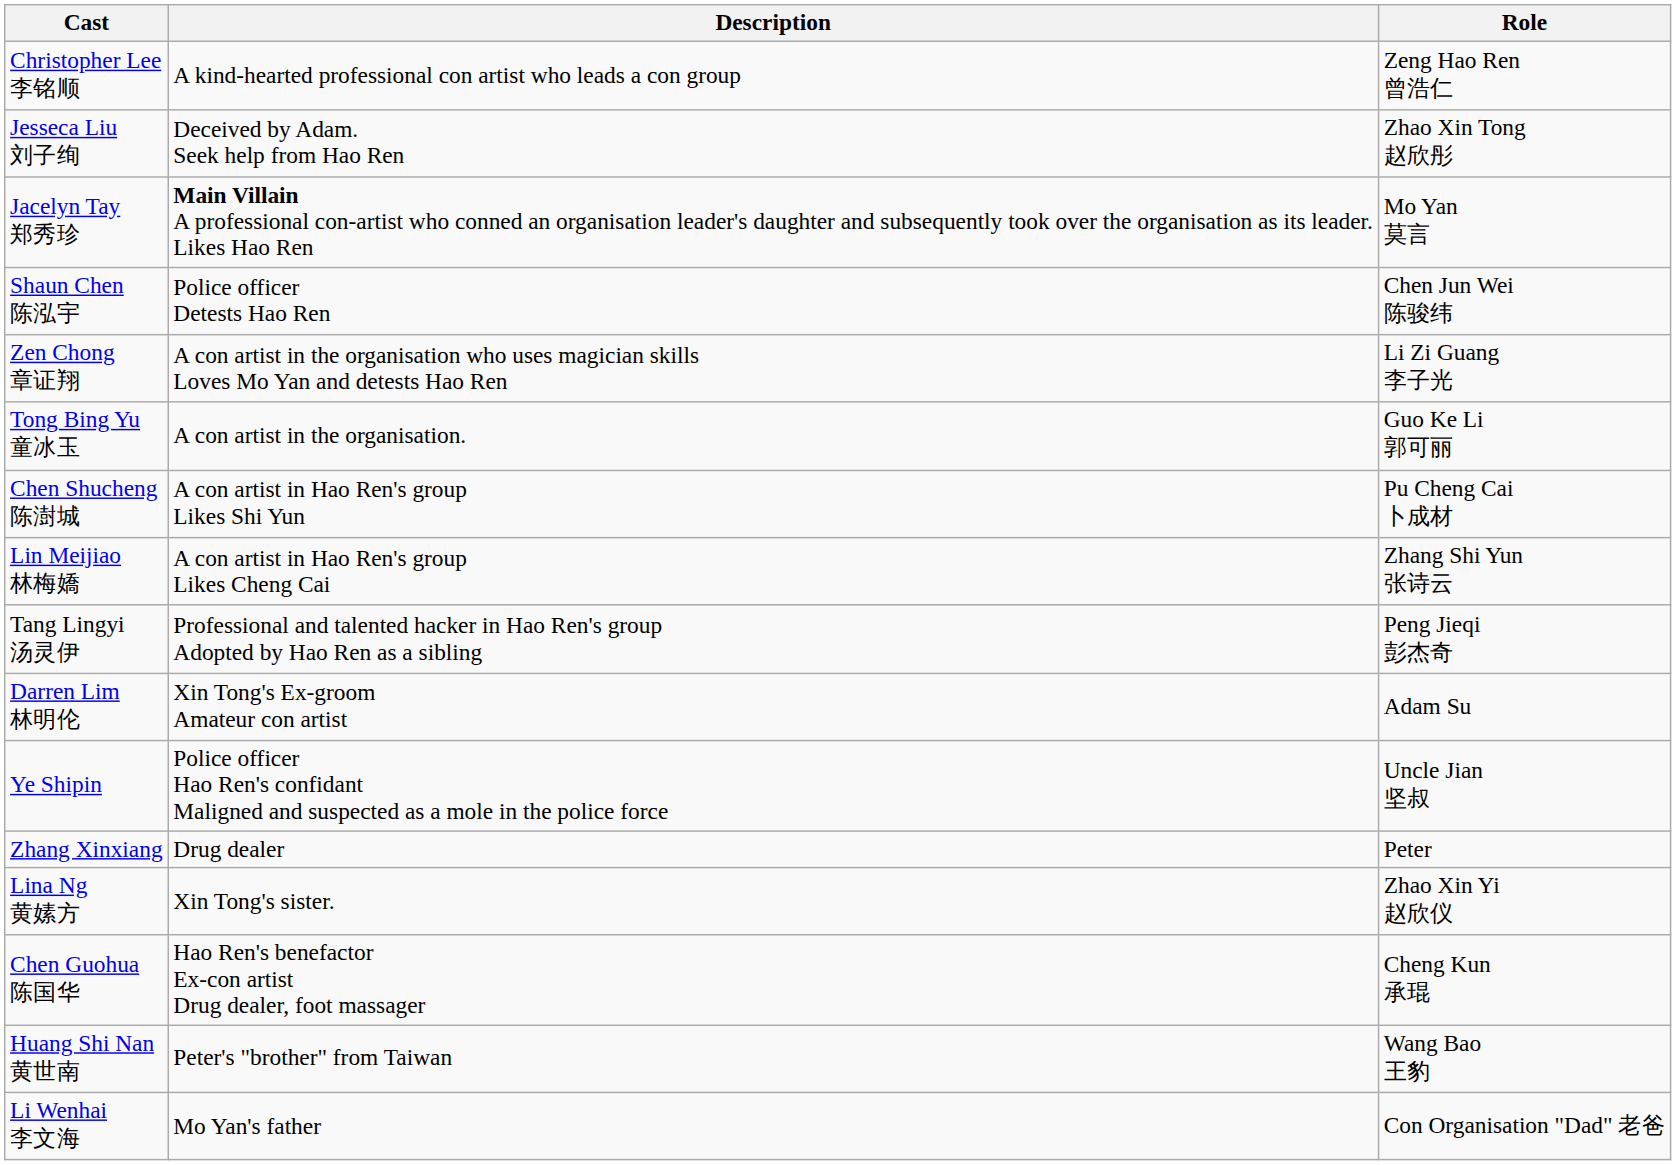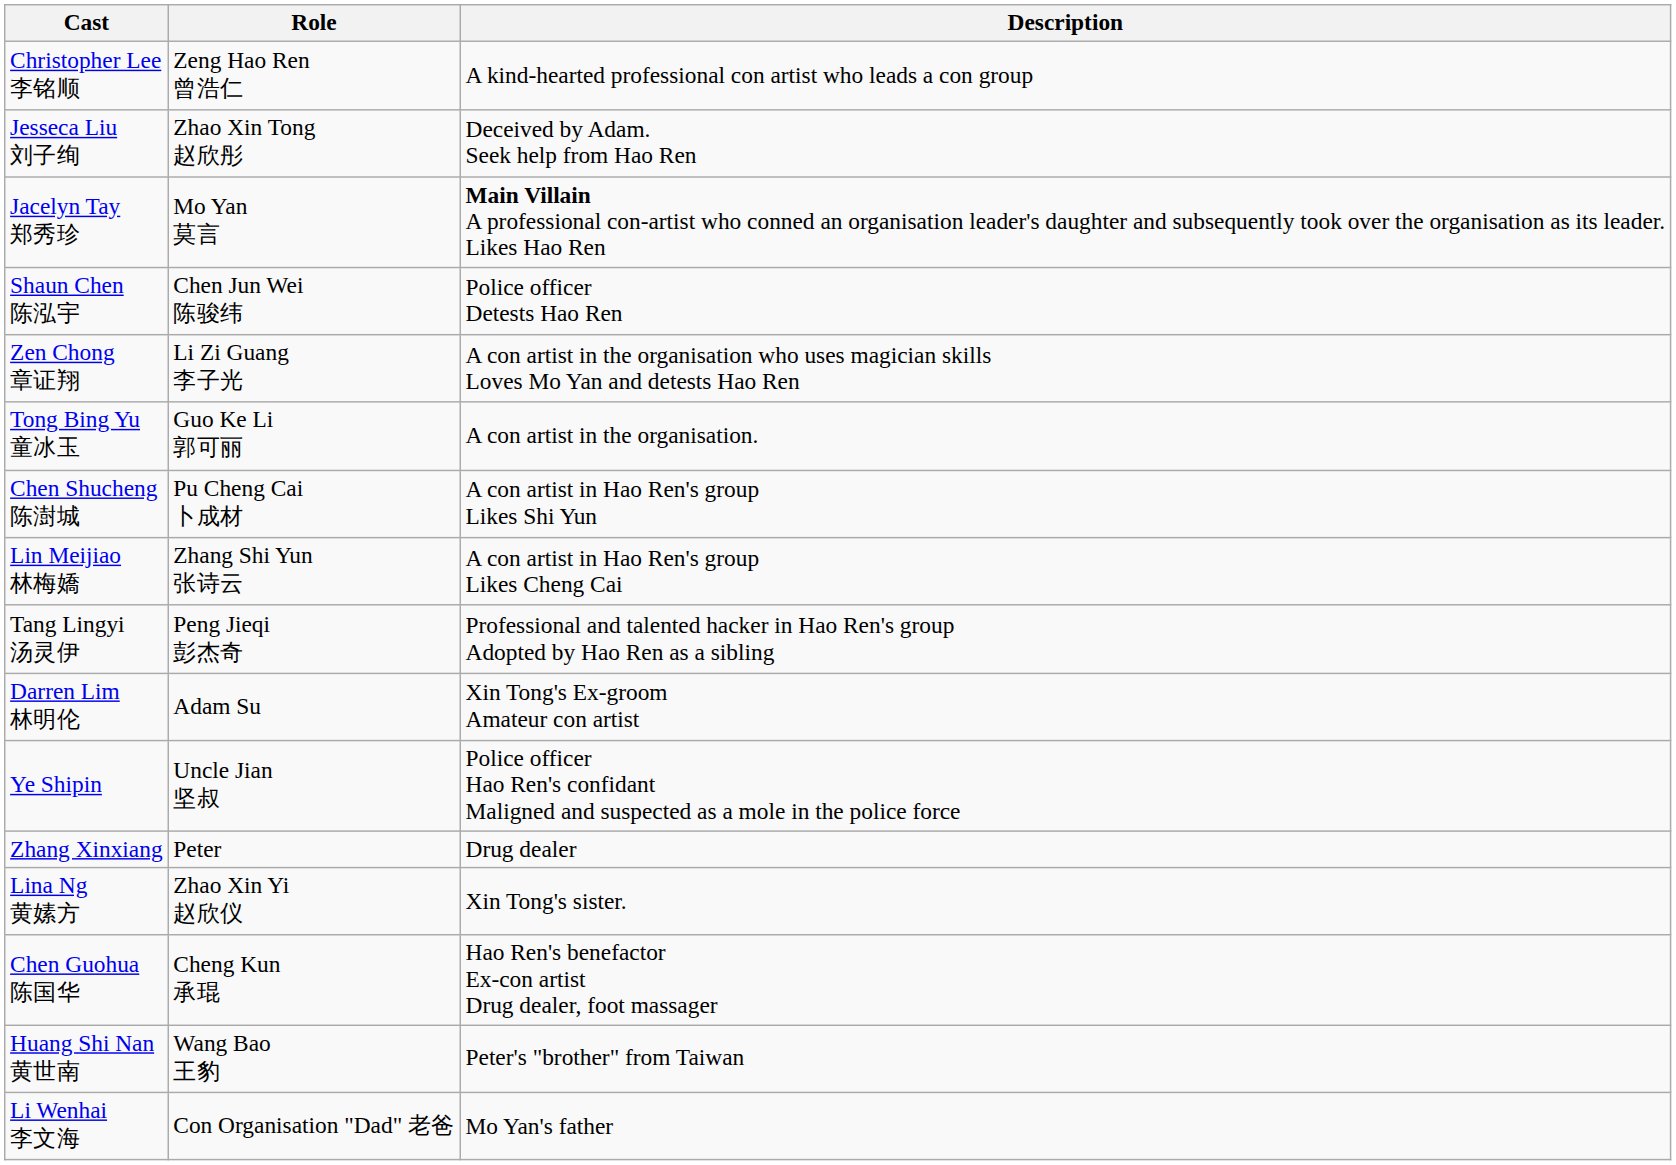columns swapped: (1524, 23) <-> (773, 23)
